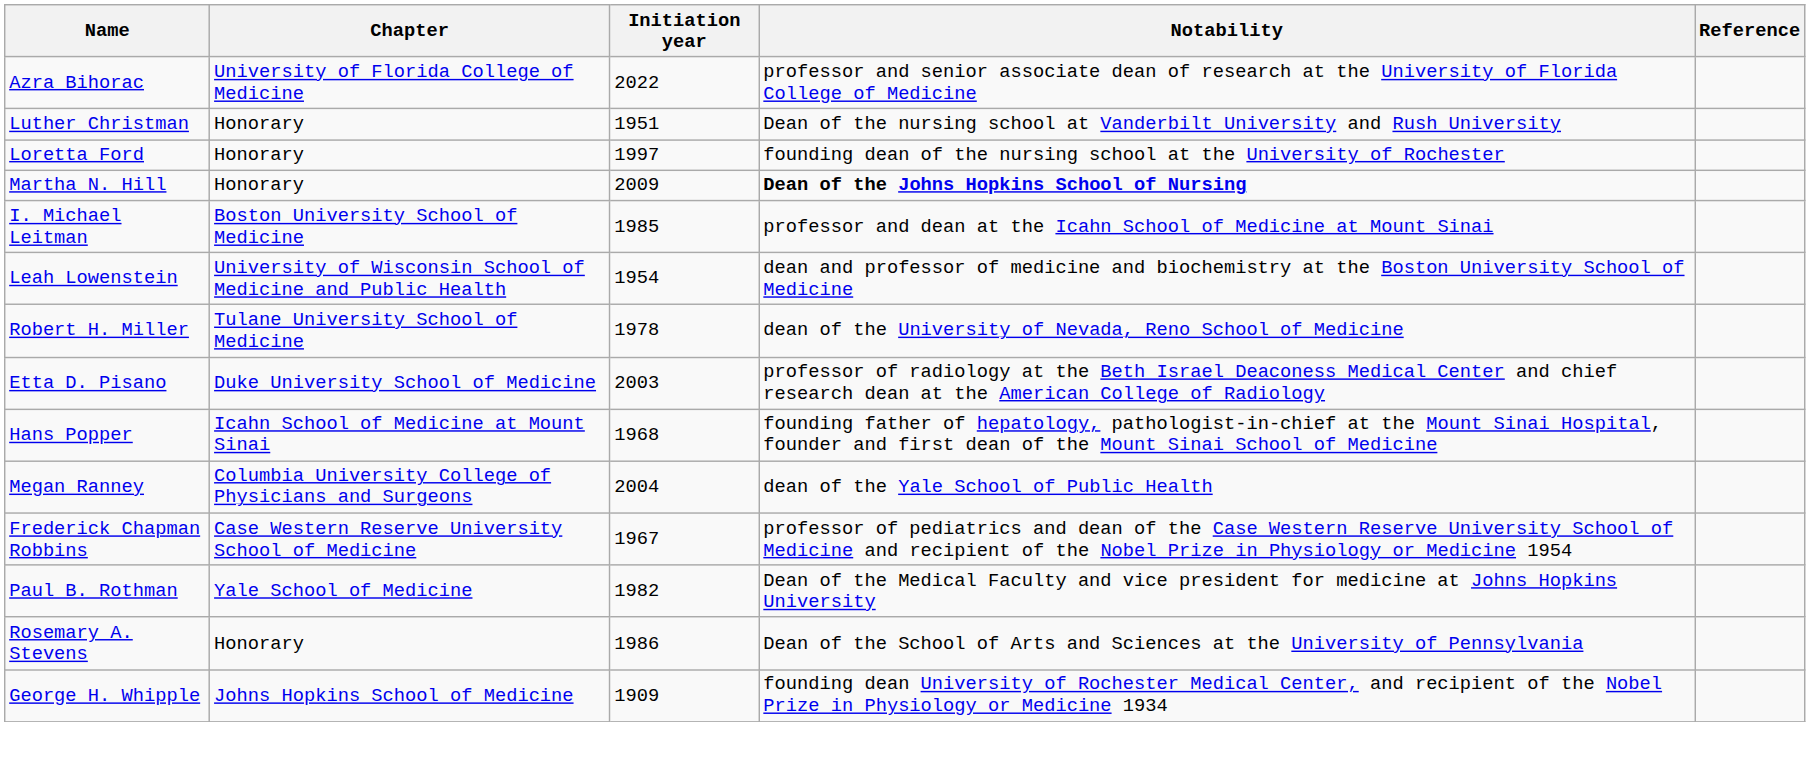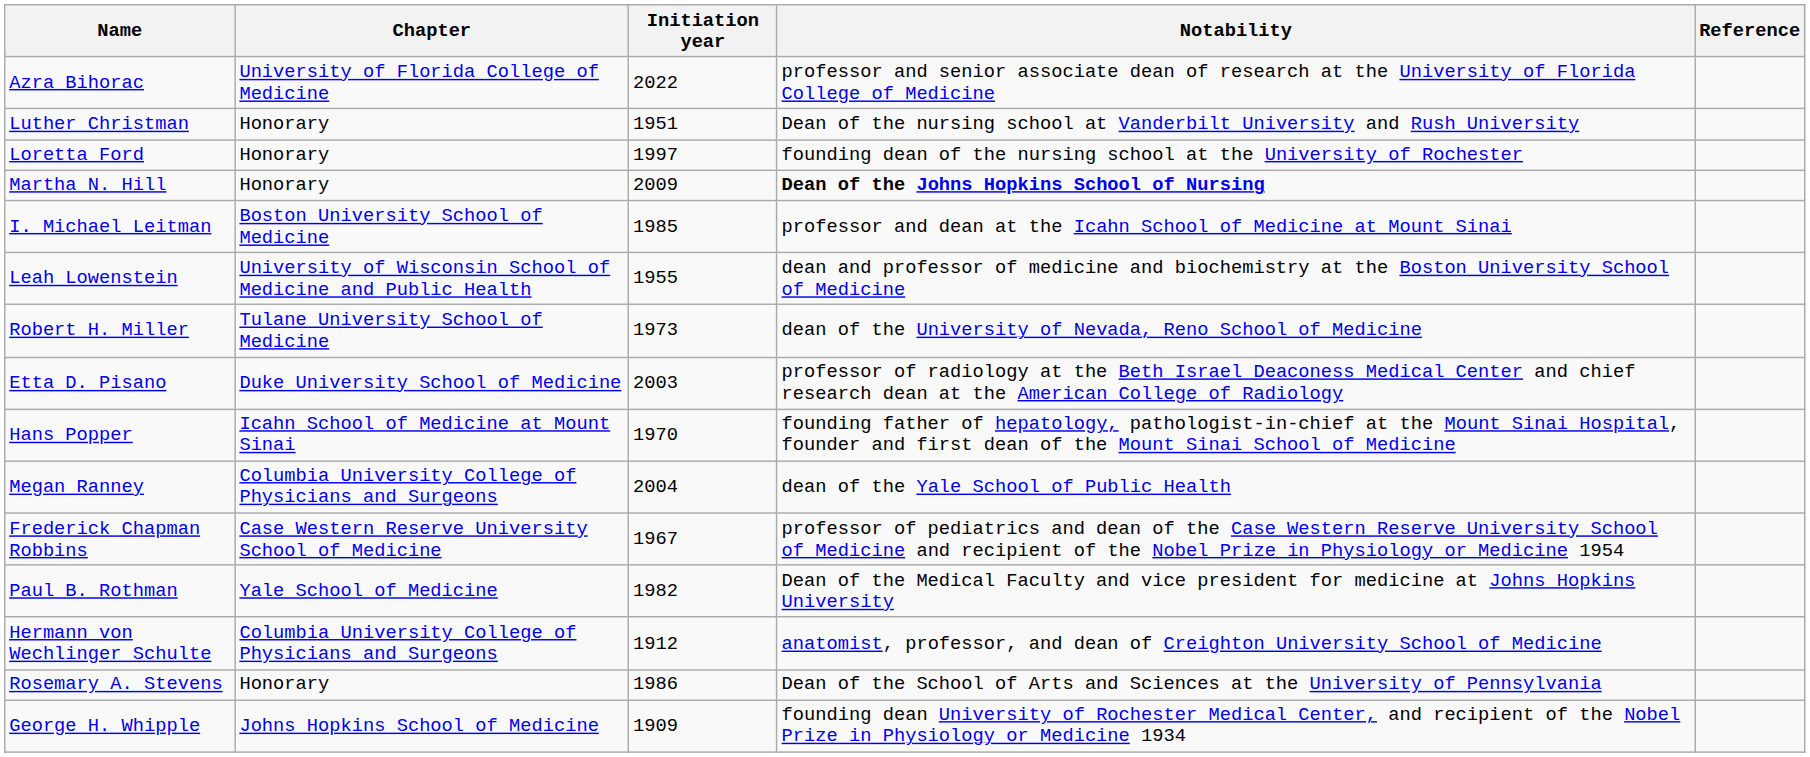(637, 279) 1954 -> (656, 279) 1955
(637, 331) 1978 -> (656, 331) 1973
(637, 435) 1968 -> (656, 435) 1970
+ row: (110, 643)
